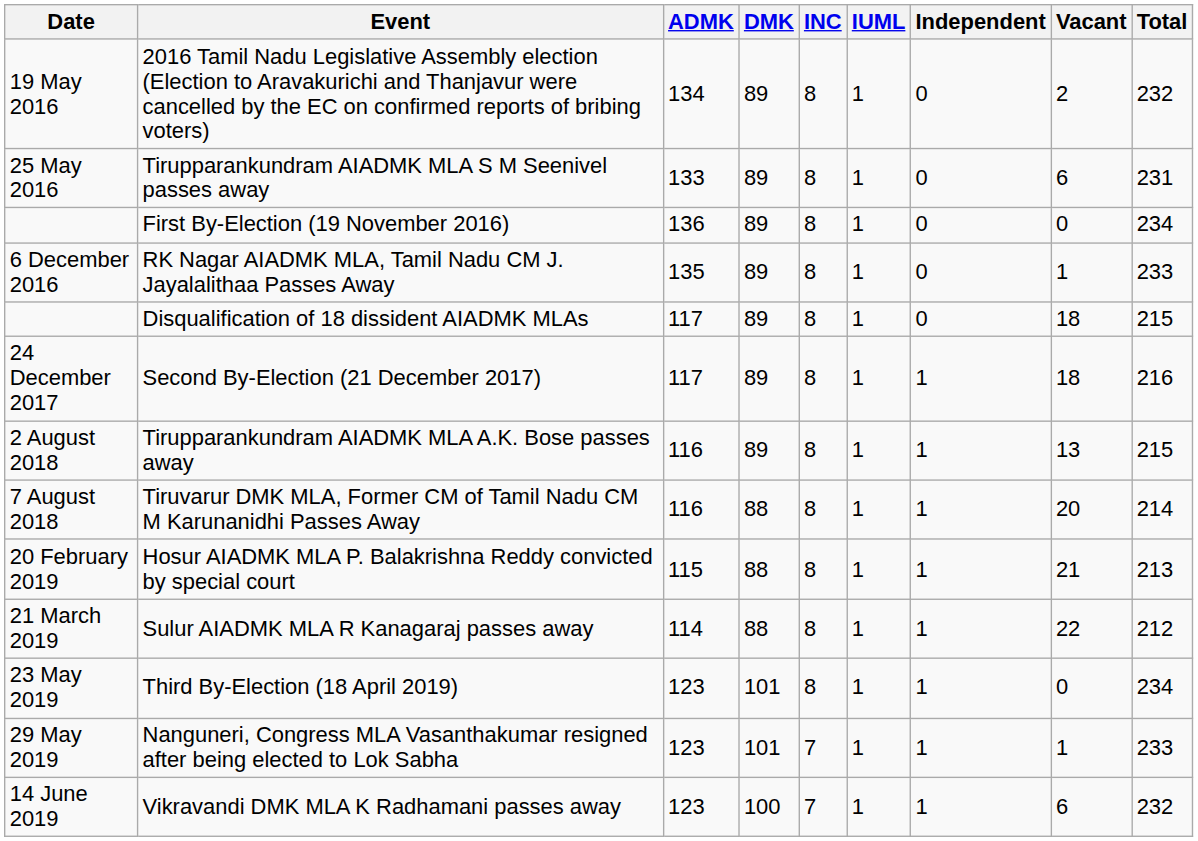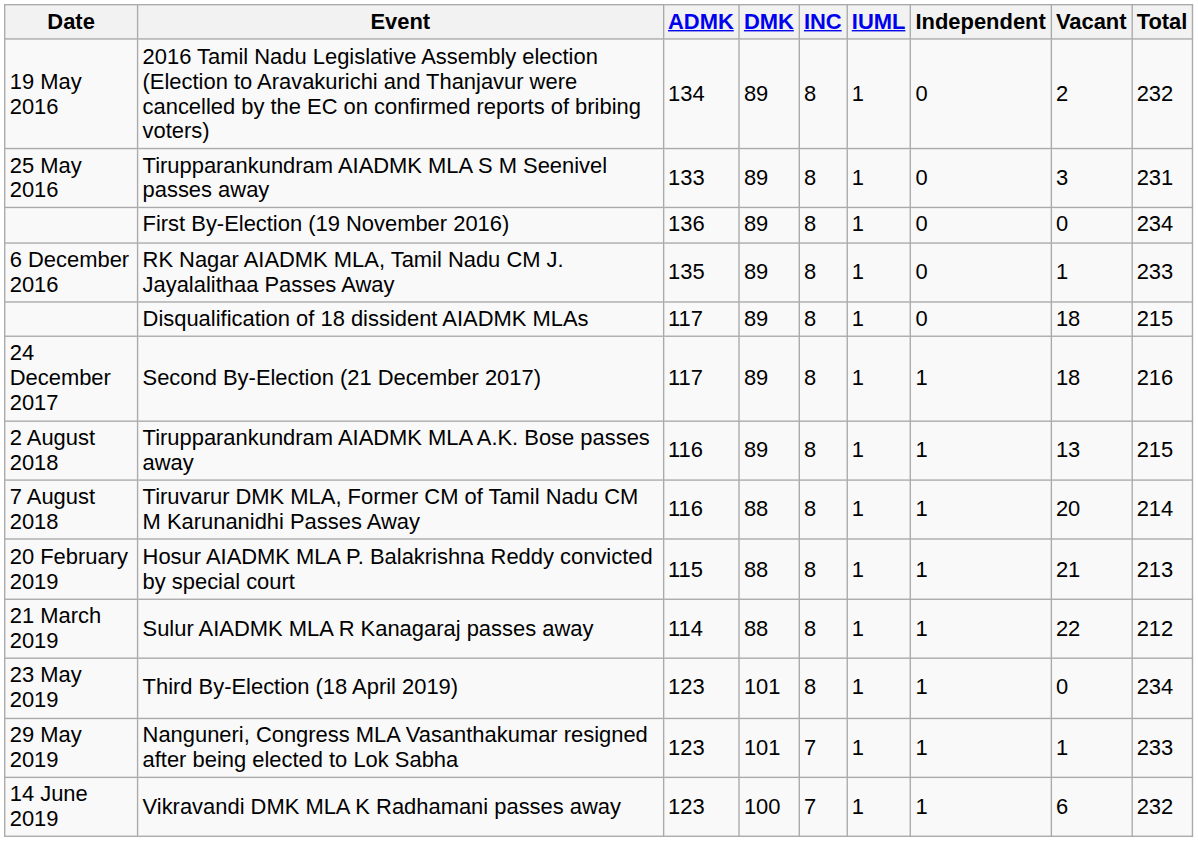(1062, 177) 6 -> (1062, 177) 3
